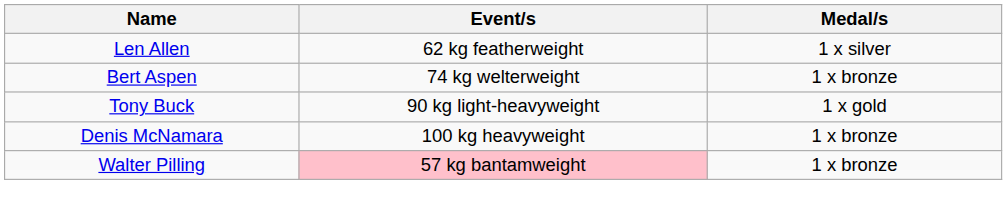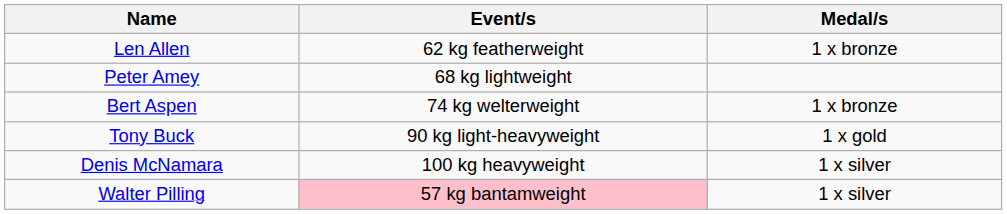(855, 48) 1 x silver -> (855, 48) 1 x bronze
+ row: (152, 77)
(855, 135) 1 x bronze -> (855, 164) 1 x silver
(855, 164) 1 x bronze -> (855, 194) 1 x silver
